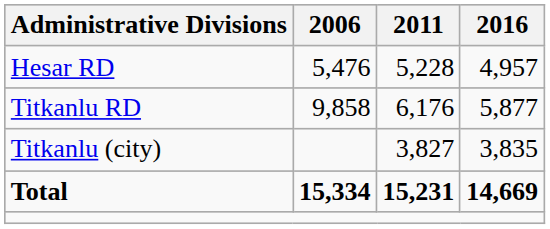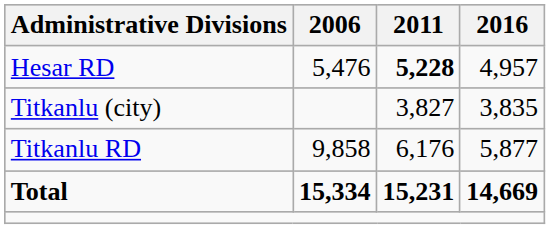(425, 66) normal -> (425, 66) bold
rows swapped: (76, 107) <-> (86, 149)
